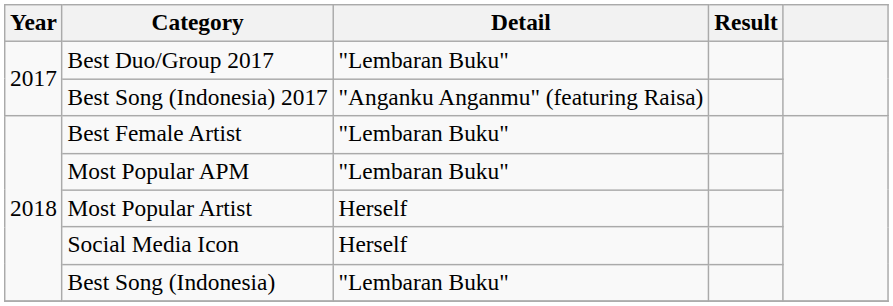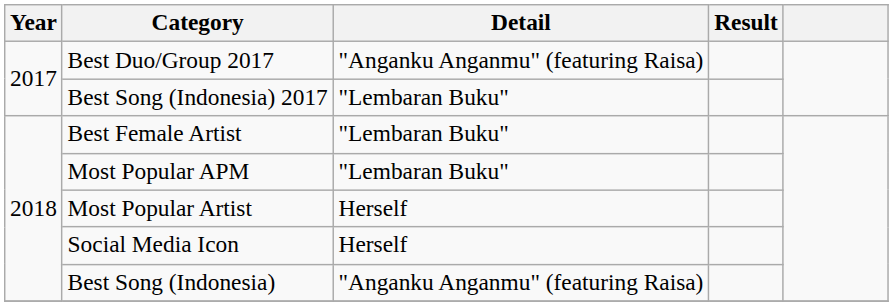(424, 60) "Lembaran Buku" -> (521, 60) "Anganku Anganmu" (featuring Raisa)
(521, 97) "Anganku Anganmu" (featuring Raisa) -> (424, 97) "Lembaran Buku"
(424, 282) "Lembaran Buku" -> (521, 282) "Anganku Anganmu" (featuring Raisa)
